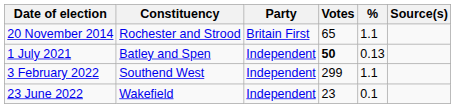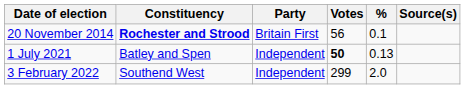(180, 34) normal -> (184, 34) bold
(328, 34) 65 -> (337, 34) 56
(369, 34) 1.1 -> (378, 34) 0.1
(369, 73) 1.1 -> (378, 73) 2.0
- row: (45, 93)
